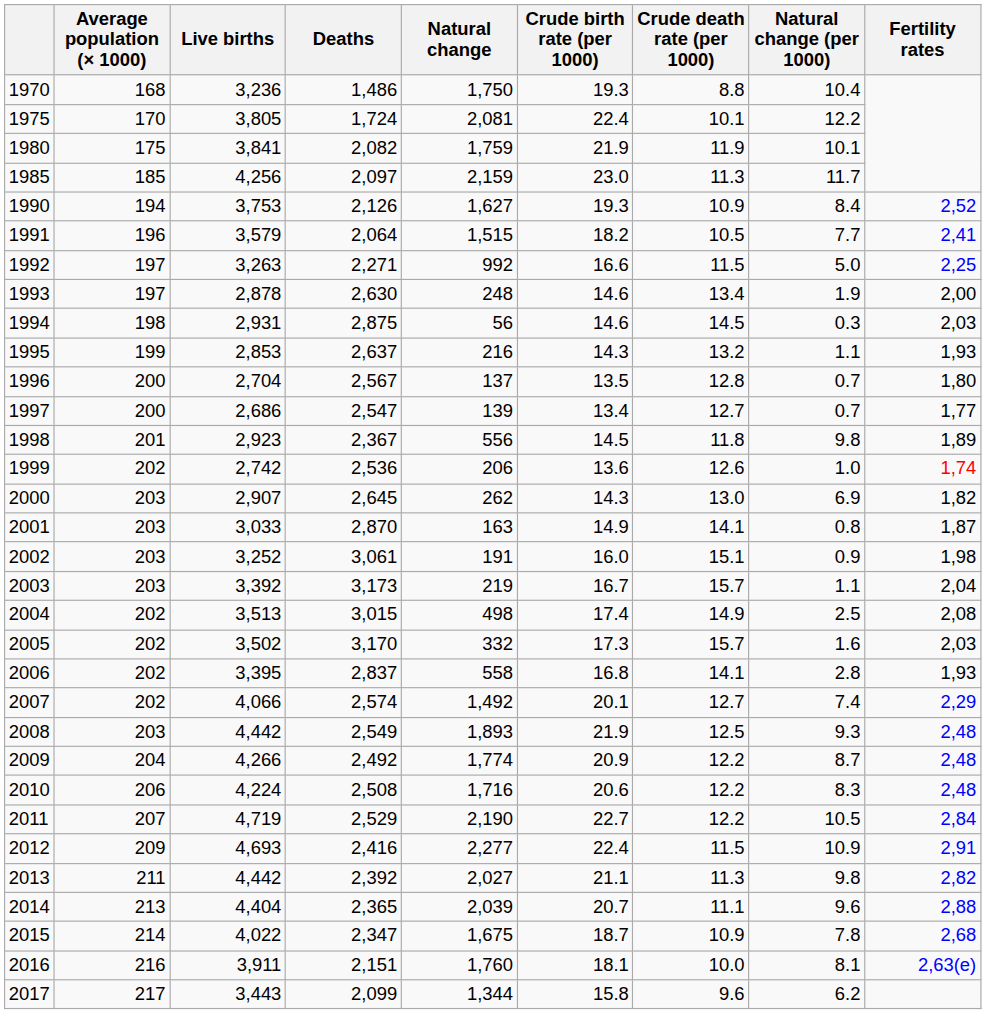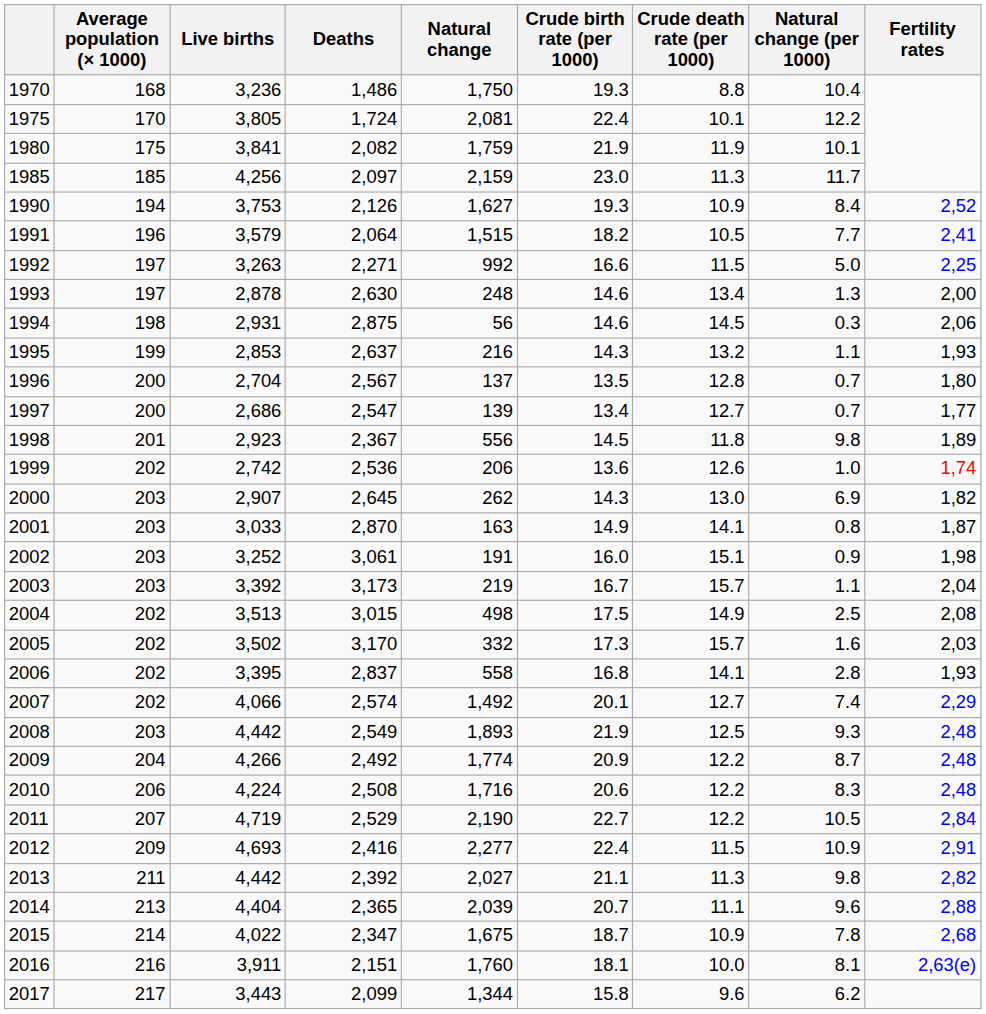(848, 293) 1.9 -> (848, 293) 1.3
(958, 323) 2,03 -> (958, 323) 2,06
(611, 614) 17.4 -> (611, 614) 17.5
